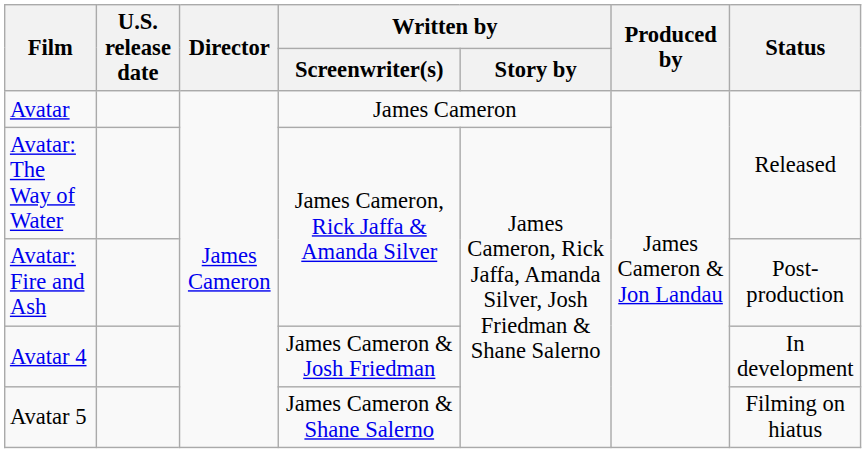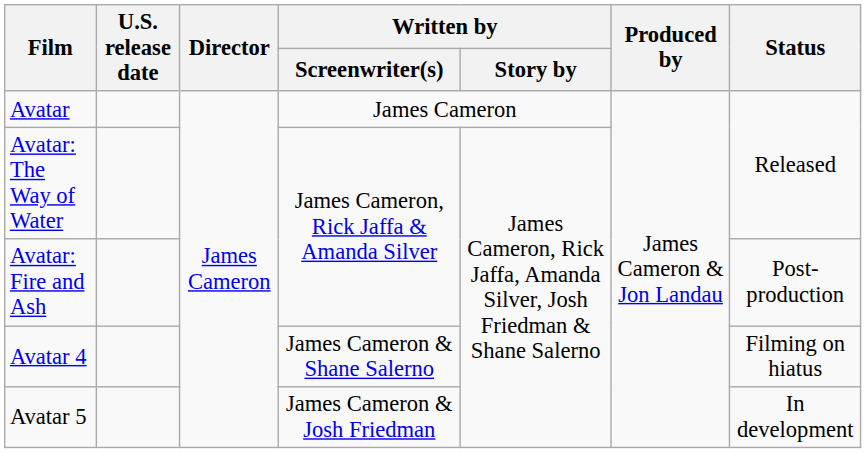(369, 355) James Cameron & Josh Friedman -> (369, 355) James Cameron & Shane Salerno
(795, 355) In development -> (795, 355) Filming on hiatus
(369, 417) James Cameron & Shane Salerno -> (369, 417) James Cameron & Josh Friedman
(795, 417) Filming on hiatus -> (795, 417) In development
